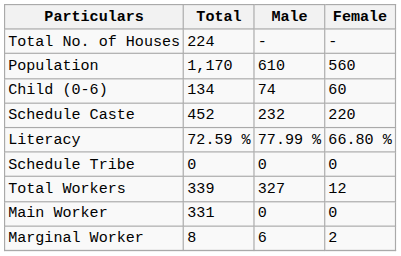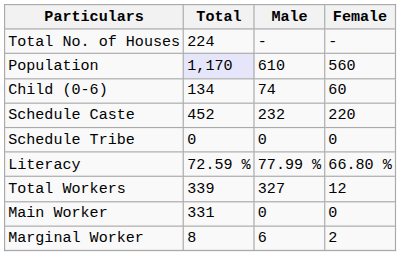(210, 66) no background -> (210, 66) lavender background
rows swapped: (72, 164) <-> (44, 140)
